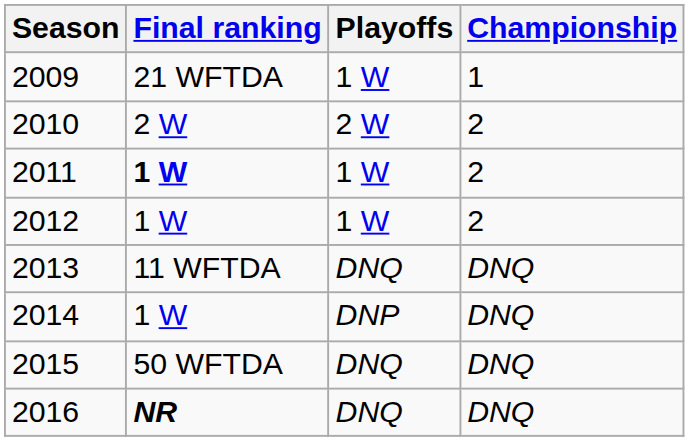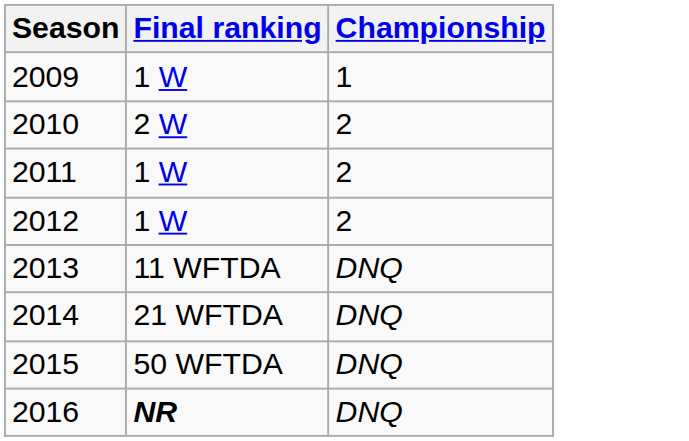- column: (394, 28)
(208, 76) 21 WFTDA -> (160, 76) 1 W
(160, 172) bold -> (160, 172) normal
(160, 316) 1 W -> (208, 316) 21 WFTDA
